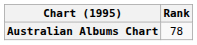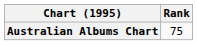(177, 31) 78 -> (177, 31) 75
